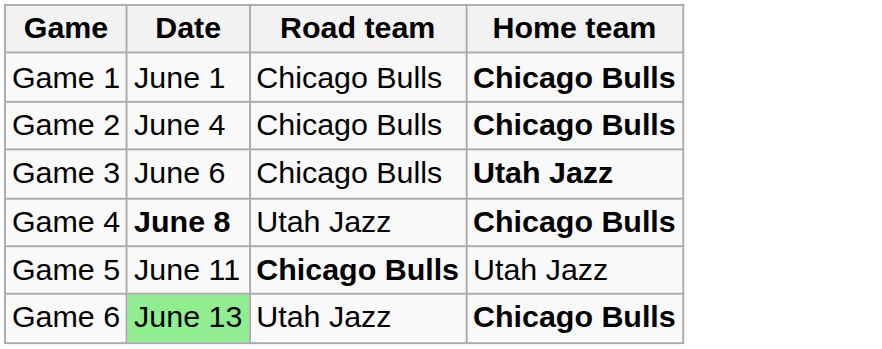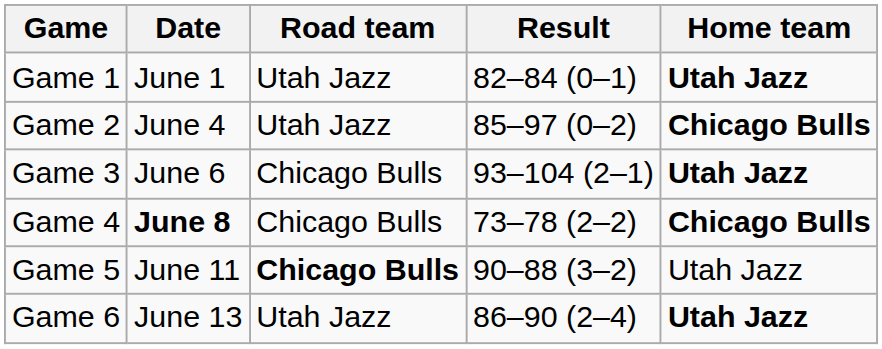+ column: (563, 28)
(349, 76) Chicago Bulls -> (324, 76) Utah Jazz
(574, 76) Chicago Bulls -> (738, 76) Utah Jazz
(349, 125) Chicago Bulls -> (324, 125) Utah Jazz
(324, 221) Utah Jazz -> (349, 221) Chicago Bulls
(188, 317) lightgreen background -> (188, 317) no background
(574, 317) Chicago Bulls -> (738, 317) Utah Jazz
